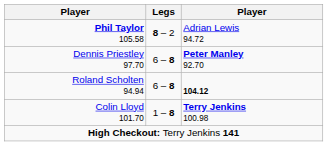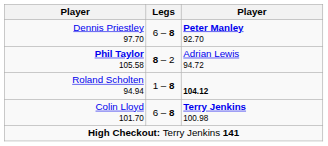rows swapped: (109, 59) <-> (119, 33)
(164, 86) 6 – 8 -> (164, 86) 1 – 8
(164, 112) 1 – 8 -> (164, 112) 6 – 8
